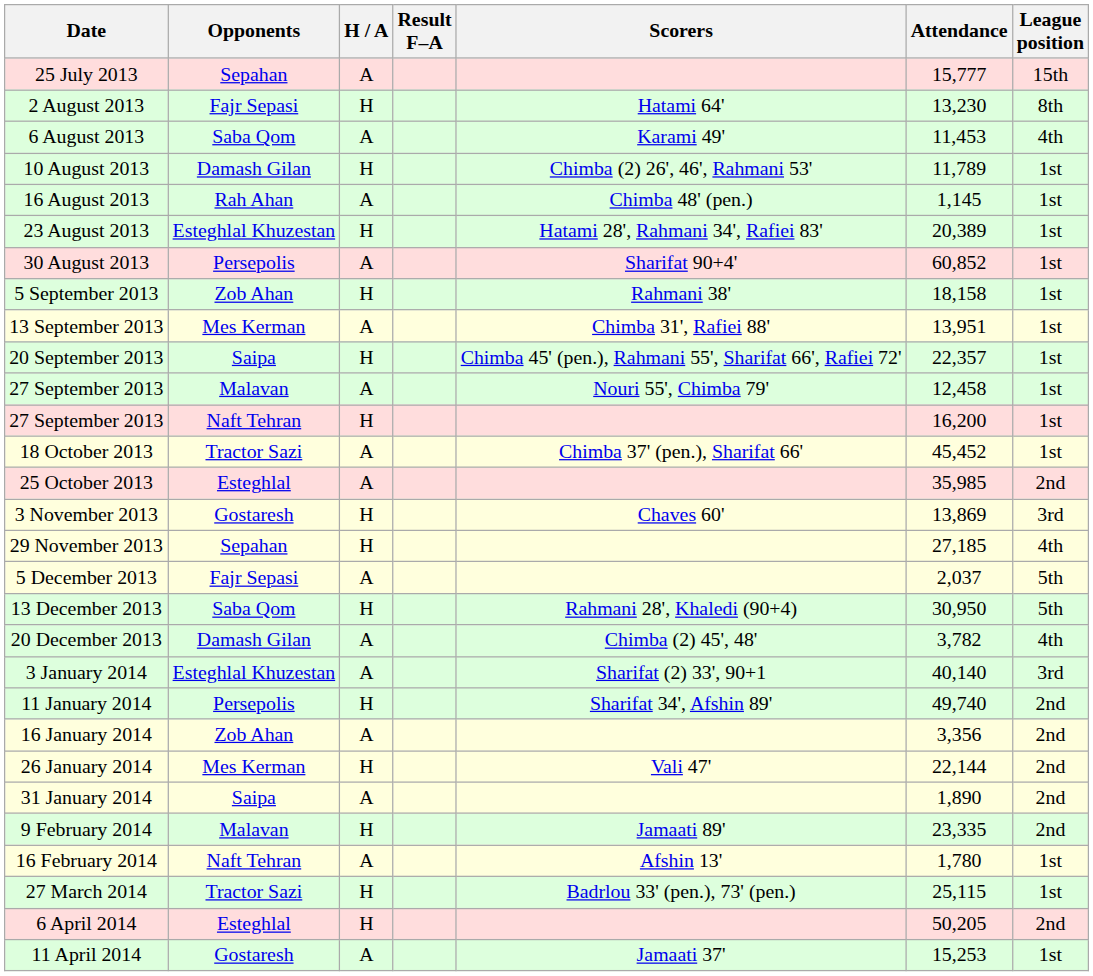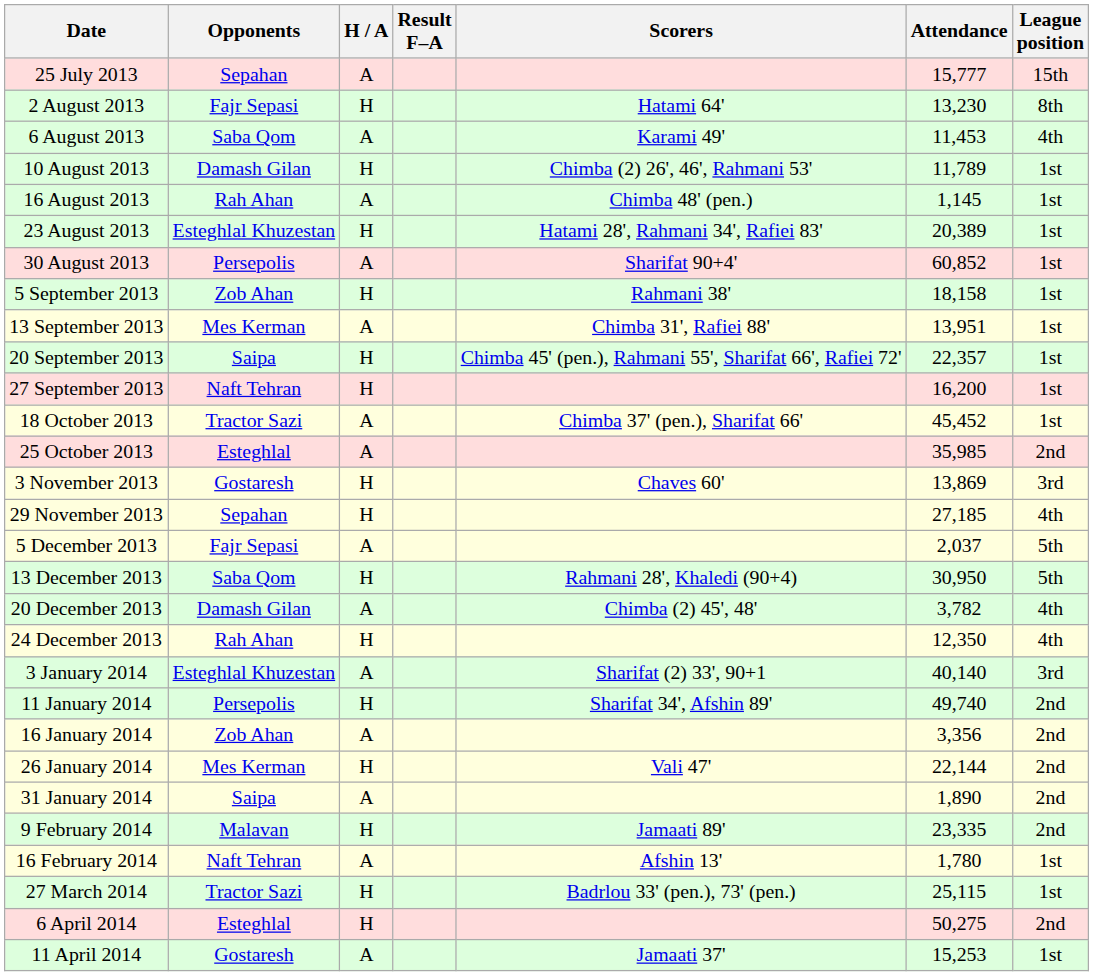- row: (86, 388)
+ row: (86, 640)
(959, 923) 50,205 -> (959, 923) 50,275
